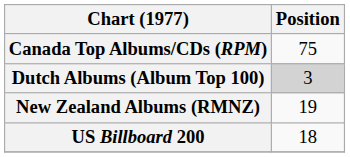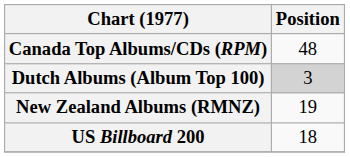(308, 48) 75 -> (308, 48) 48
